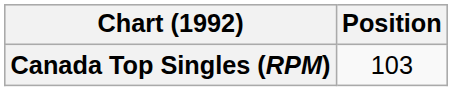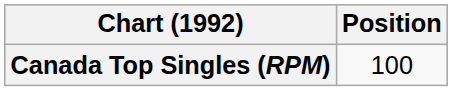(392, 64) 103 -> (392, 64) 100
